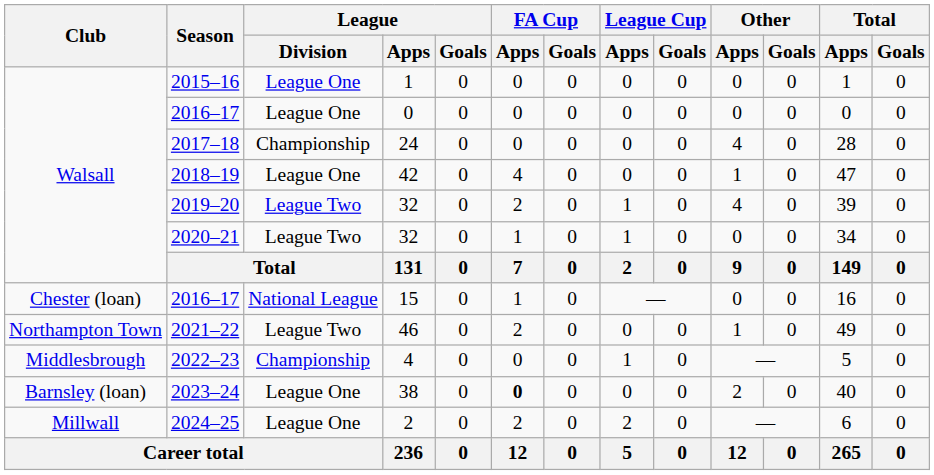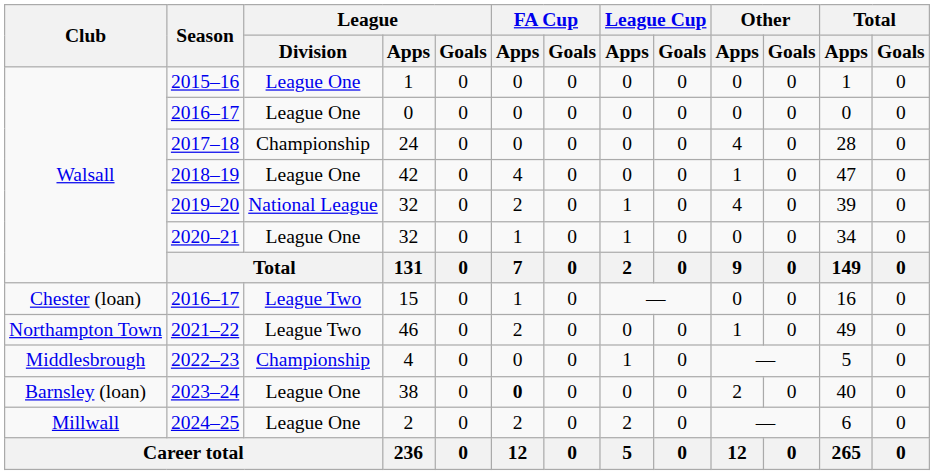(313, 205) League Two -> (313, 205) National League
(313, 236) League Two -> (313, 236) League One
(313, 298) National League -> (313, 298) League Two
